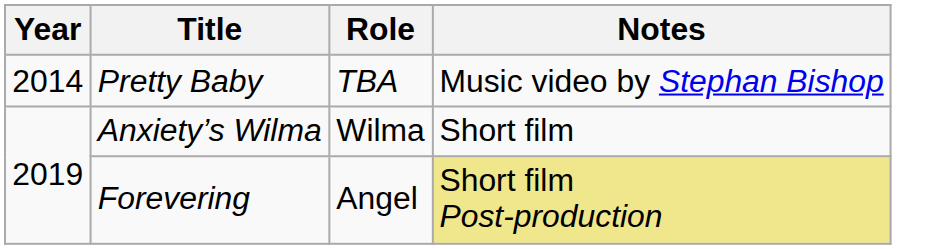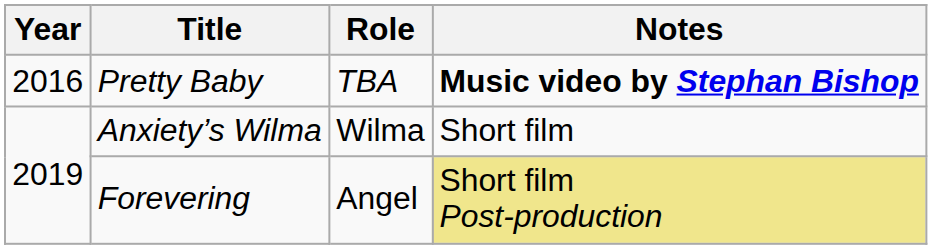(48, 80) 2014 -> (48, 80) 2016
(662, 80) normal -> (679, 80) bold
